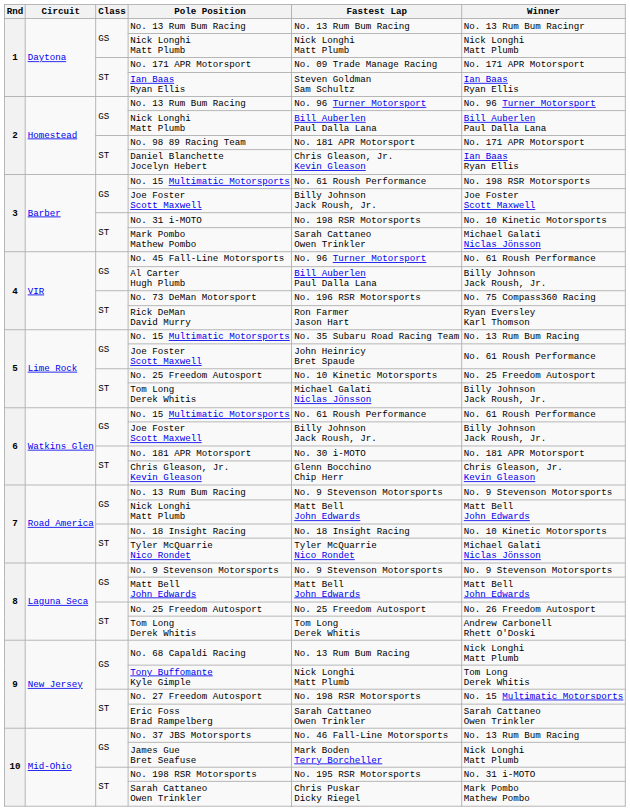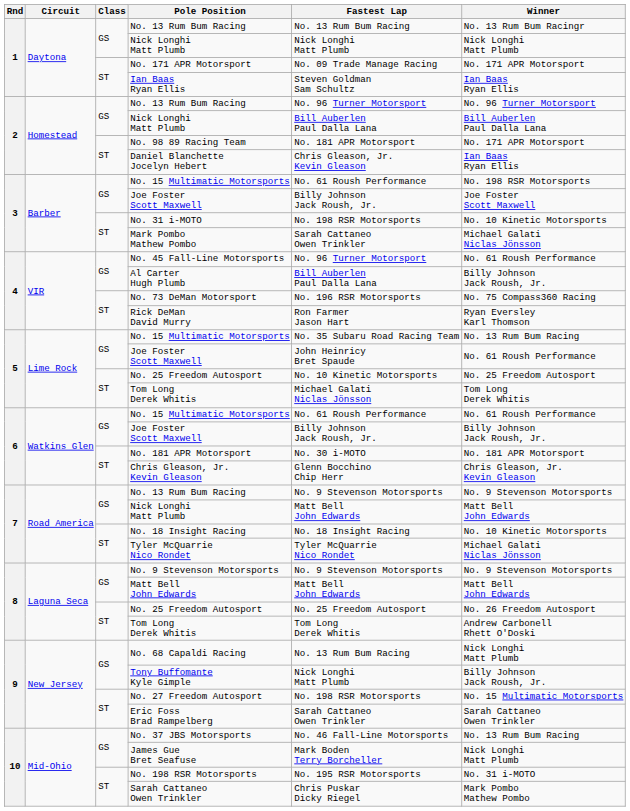(505, 395) Billy Johnson Jack Roush, Jr. -> (497, 395) Tom Long Derek Whitis
(497, 677) Tom Long Derek Whitis -> (505, 677) Billy Johnson Jack Roush, Jr.
